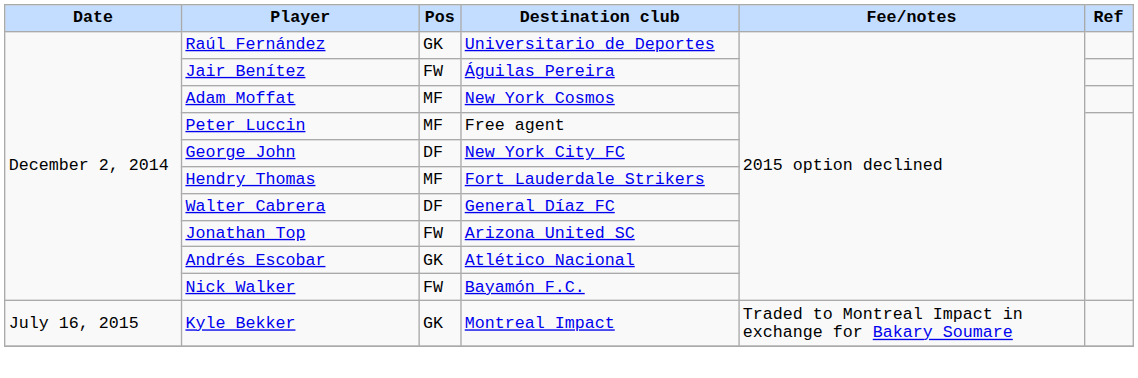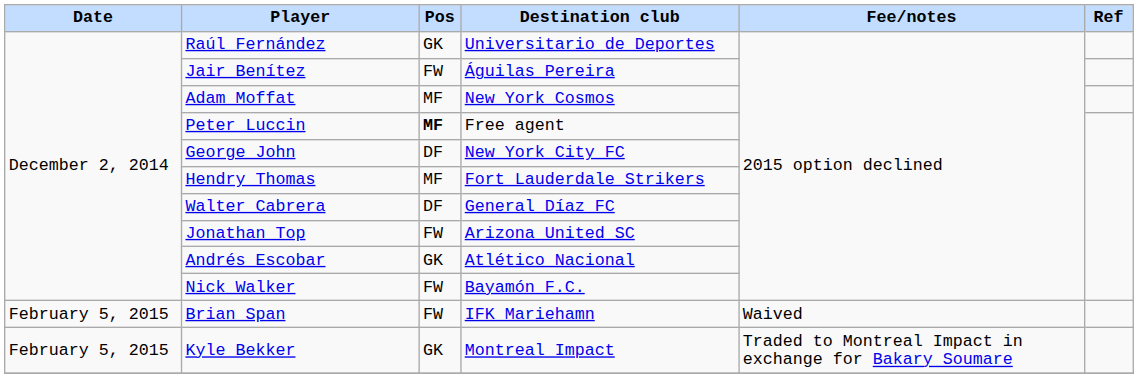(433, 126) normal -> (433, 126) bold
+ row: (235, 315)
(74, 324) July 16, 2015 -> (89, 351) February 5, 2015
